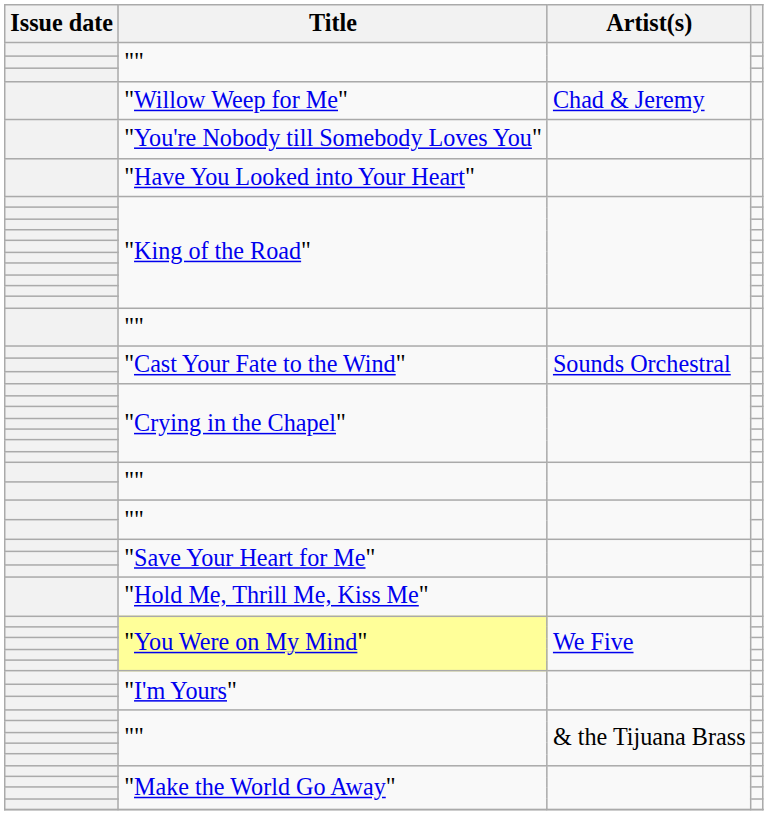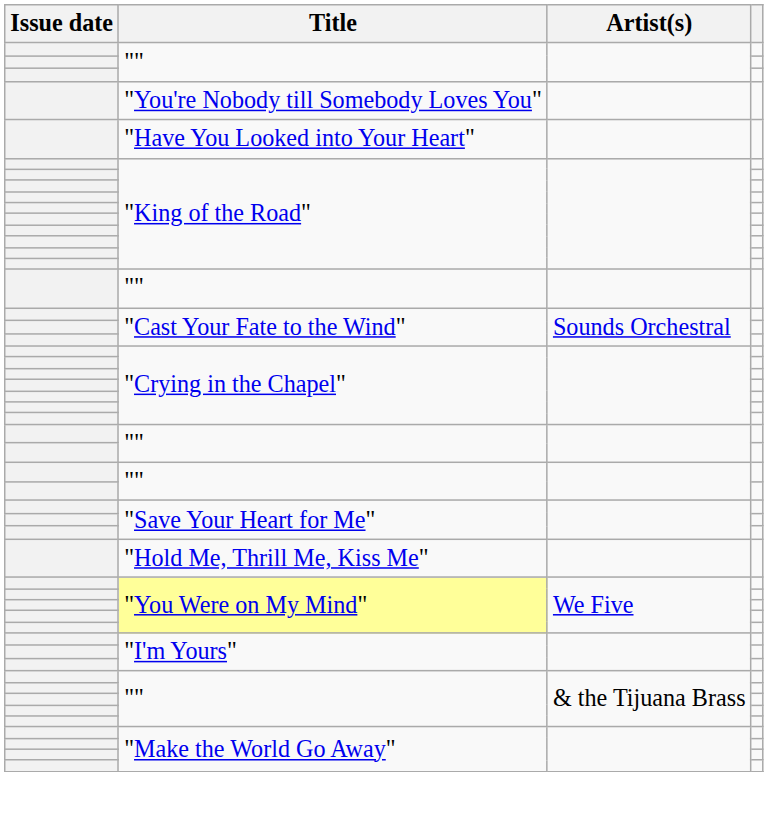- row: (236, 100)
